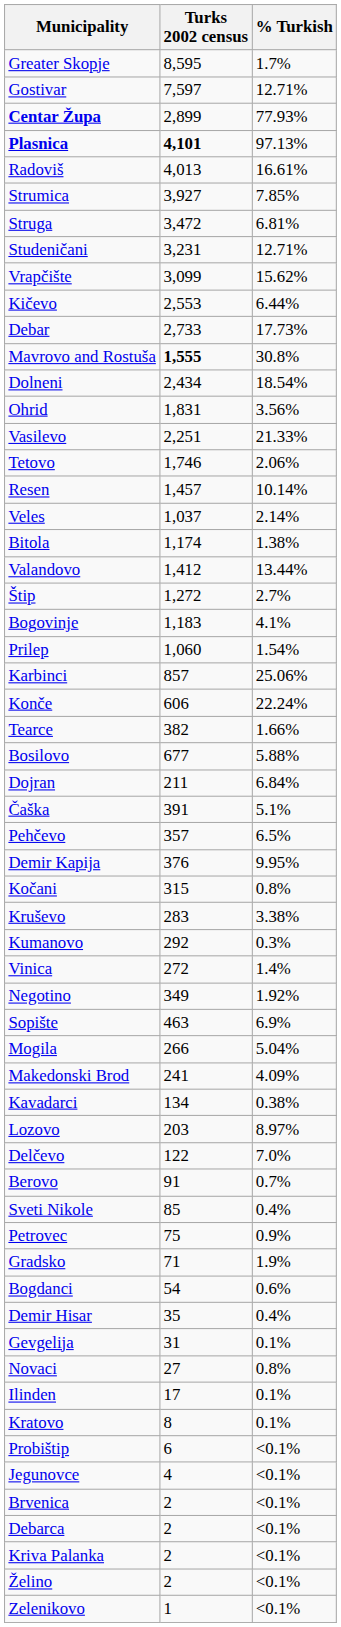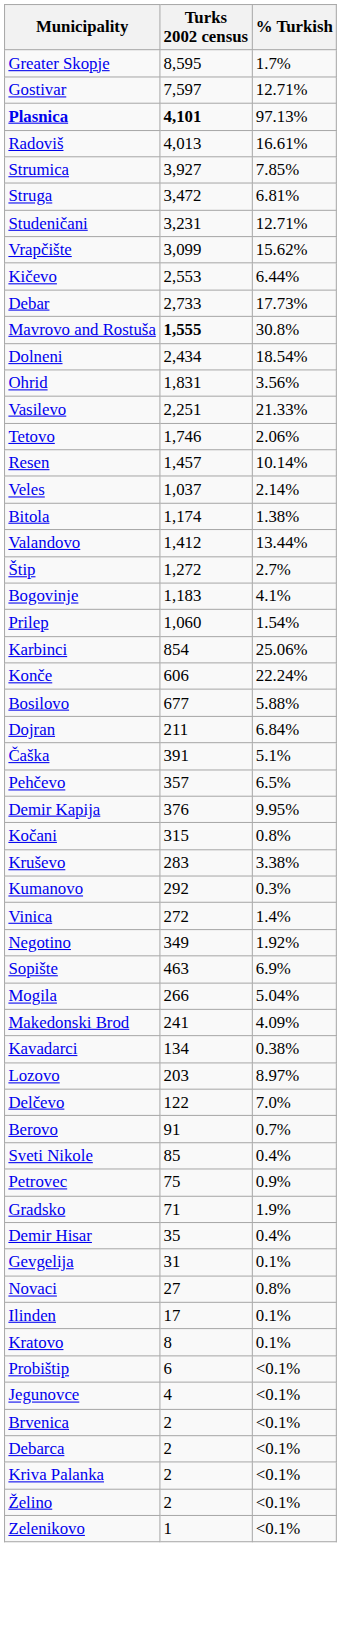- row: (55, 116)
(176, 676) 857 -> (176, 649) 854
- row: (31, 729)
- row: (41, 1288)
